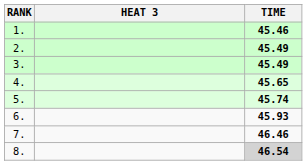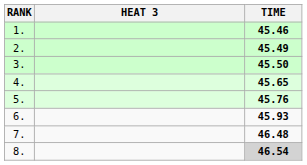(273, 65) 45.49 -> (273, 65) 45.50
(273, 99) 45.74 -> (273, 99) 45.76
(273, 134) 46.46 -> (273, 134) 46.48
